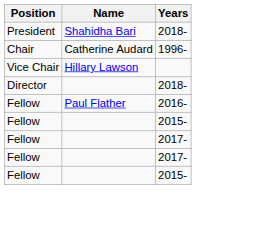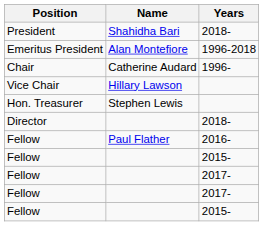+ row: (55, 49)
+ row: (45, 103)
